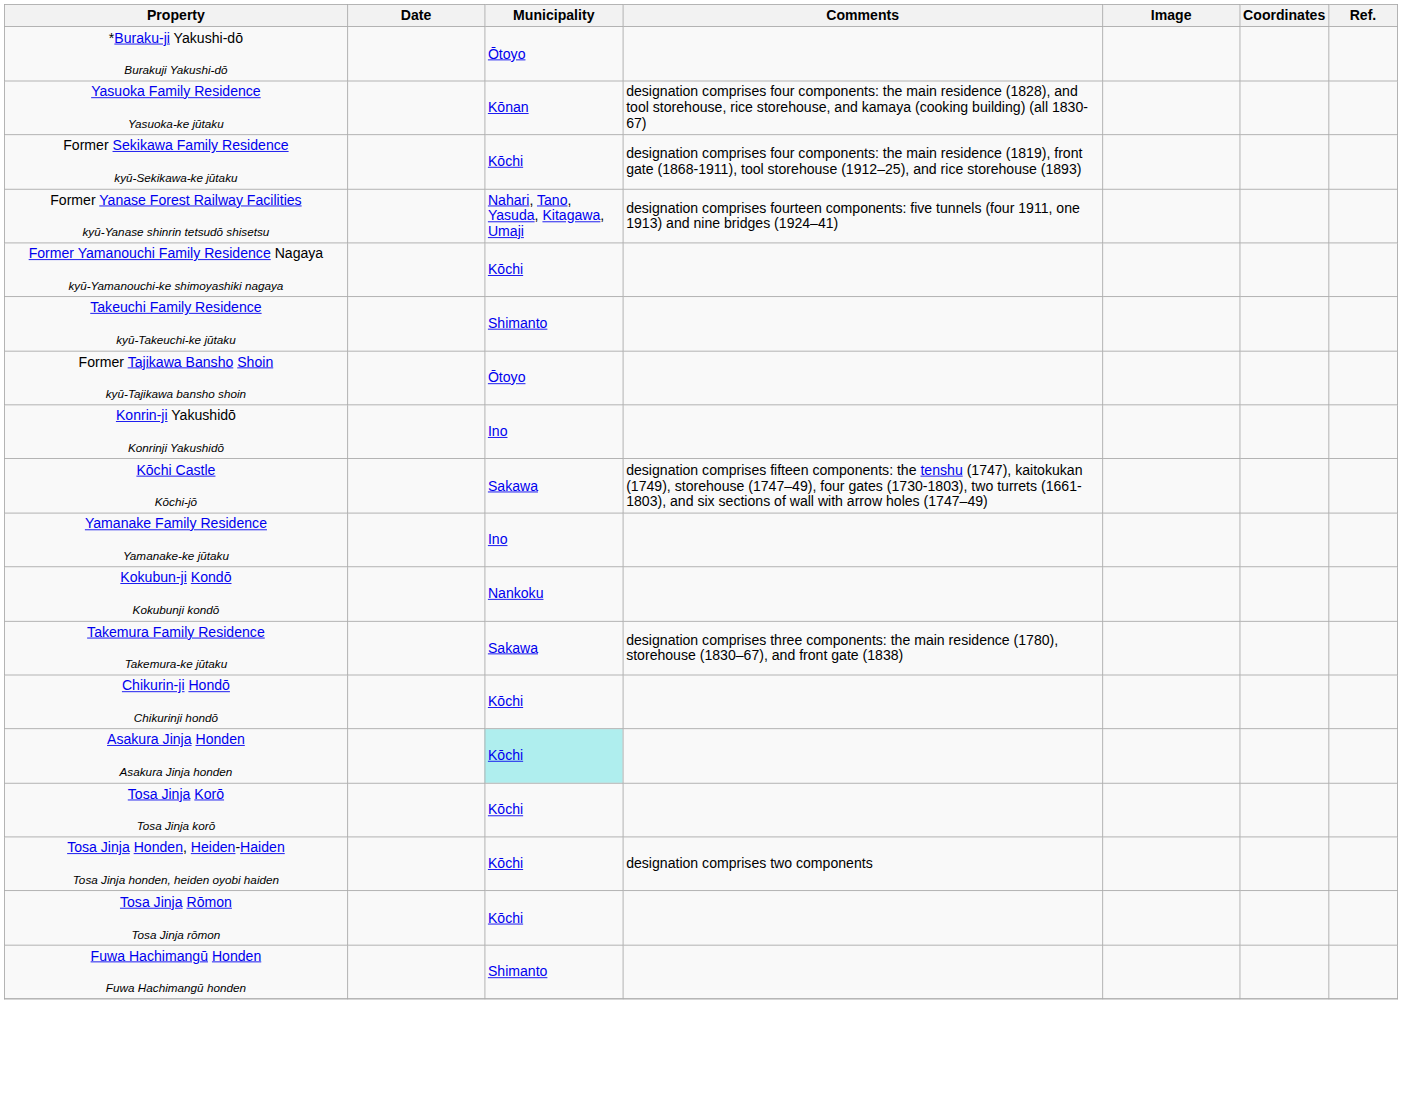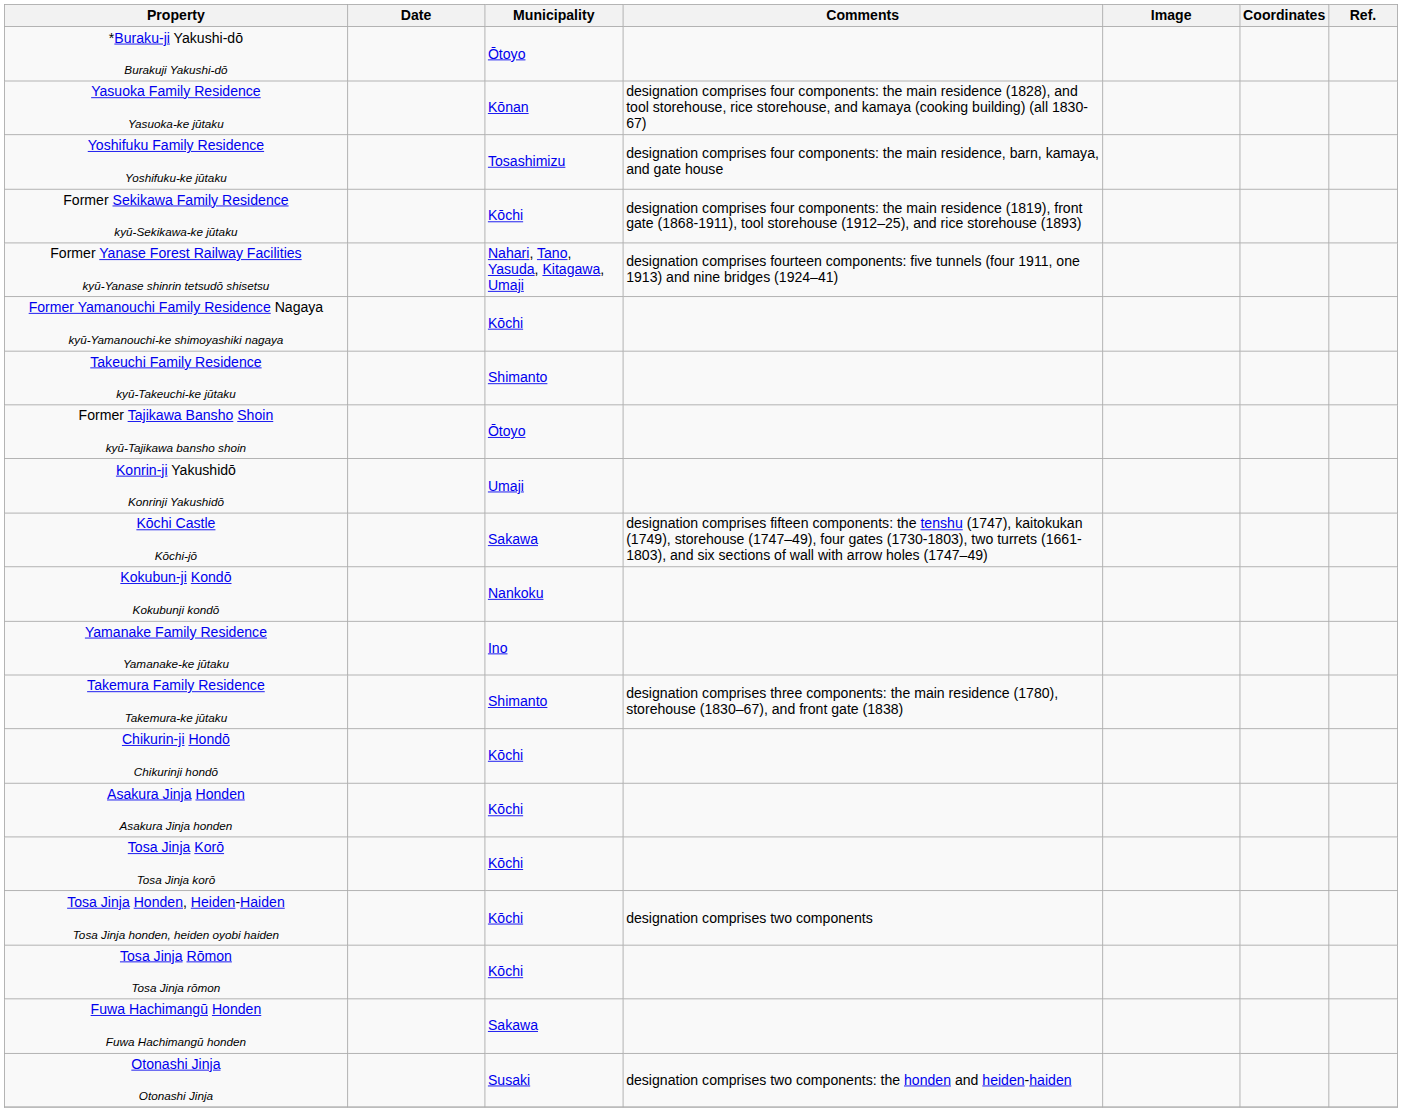+ row: (176, 161)
(498, 431) Ino -> (506, 485) Umaji
rows swapped: (176, 593) <-> (176, 539)
(513, 647) Sakawa -> (518, 701) Shimanto
(506, 755) paleturquoise background -> (506, 809) no background
(518, 972) Shimanto -> (513, 1026) Sakawa
+ row: (176, 1080)
